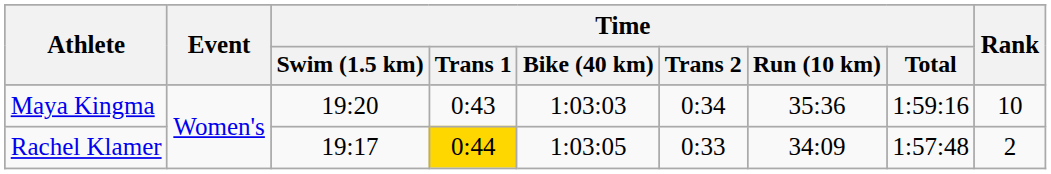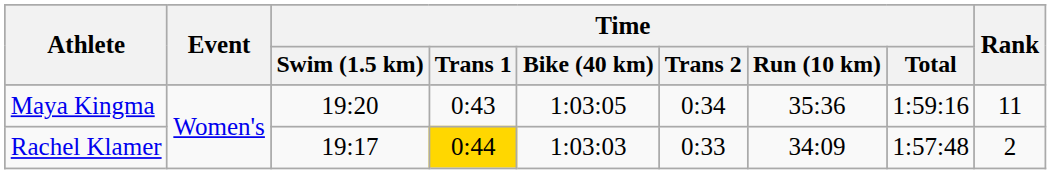(588, 105) 1:03:03 -> (588, 105) 1:03:05
(1010, 105) 10 -> (1010, 105) 11
(588, 147) 1:03:05 -> (588, 147) 1:03:03
